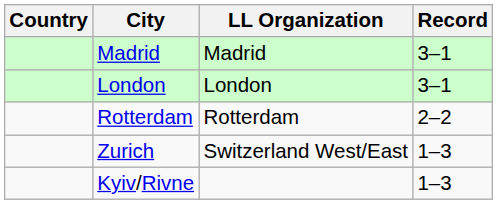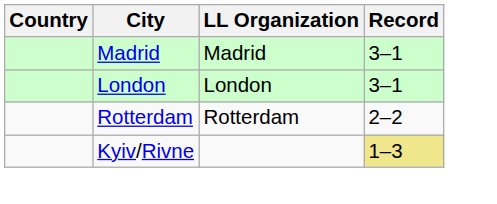- row: (126, 150)
(435, 183) no background -> (386, 150) khaki background
